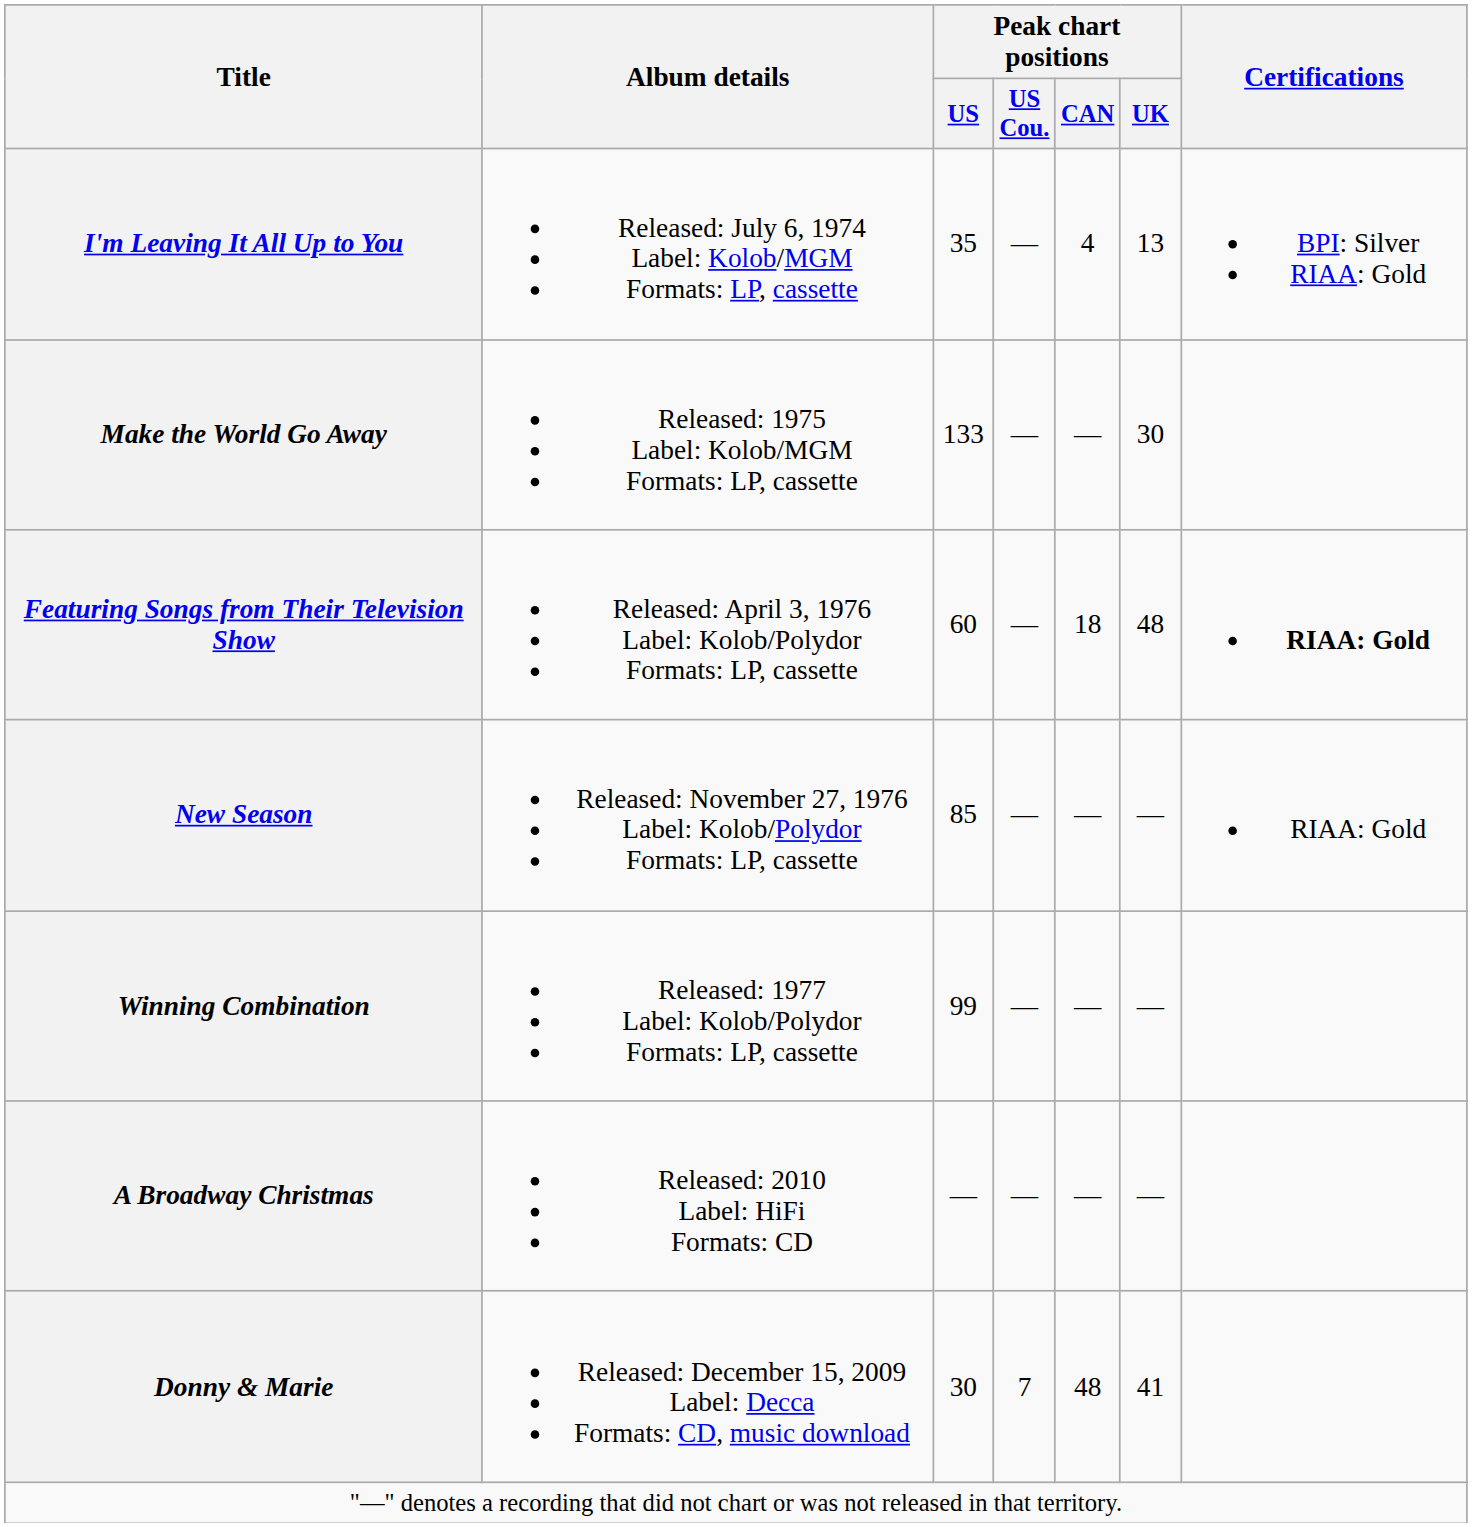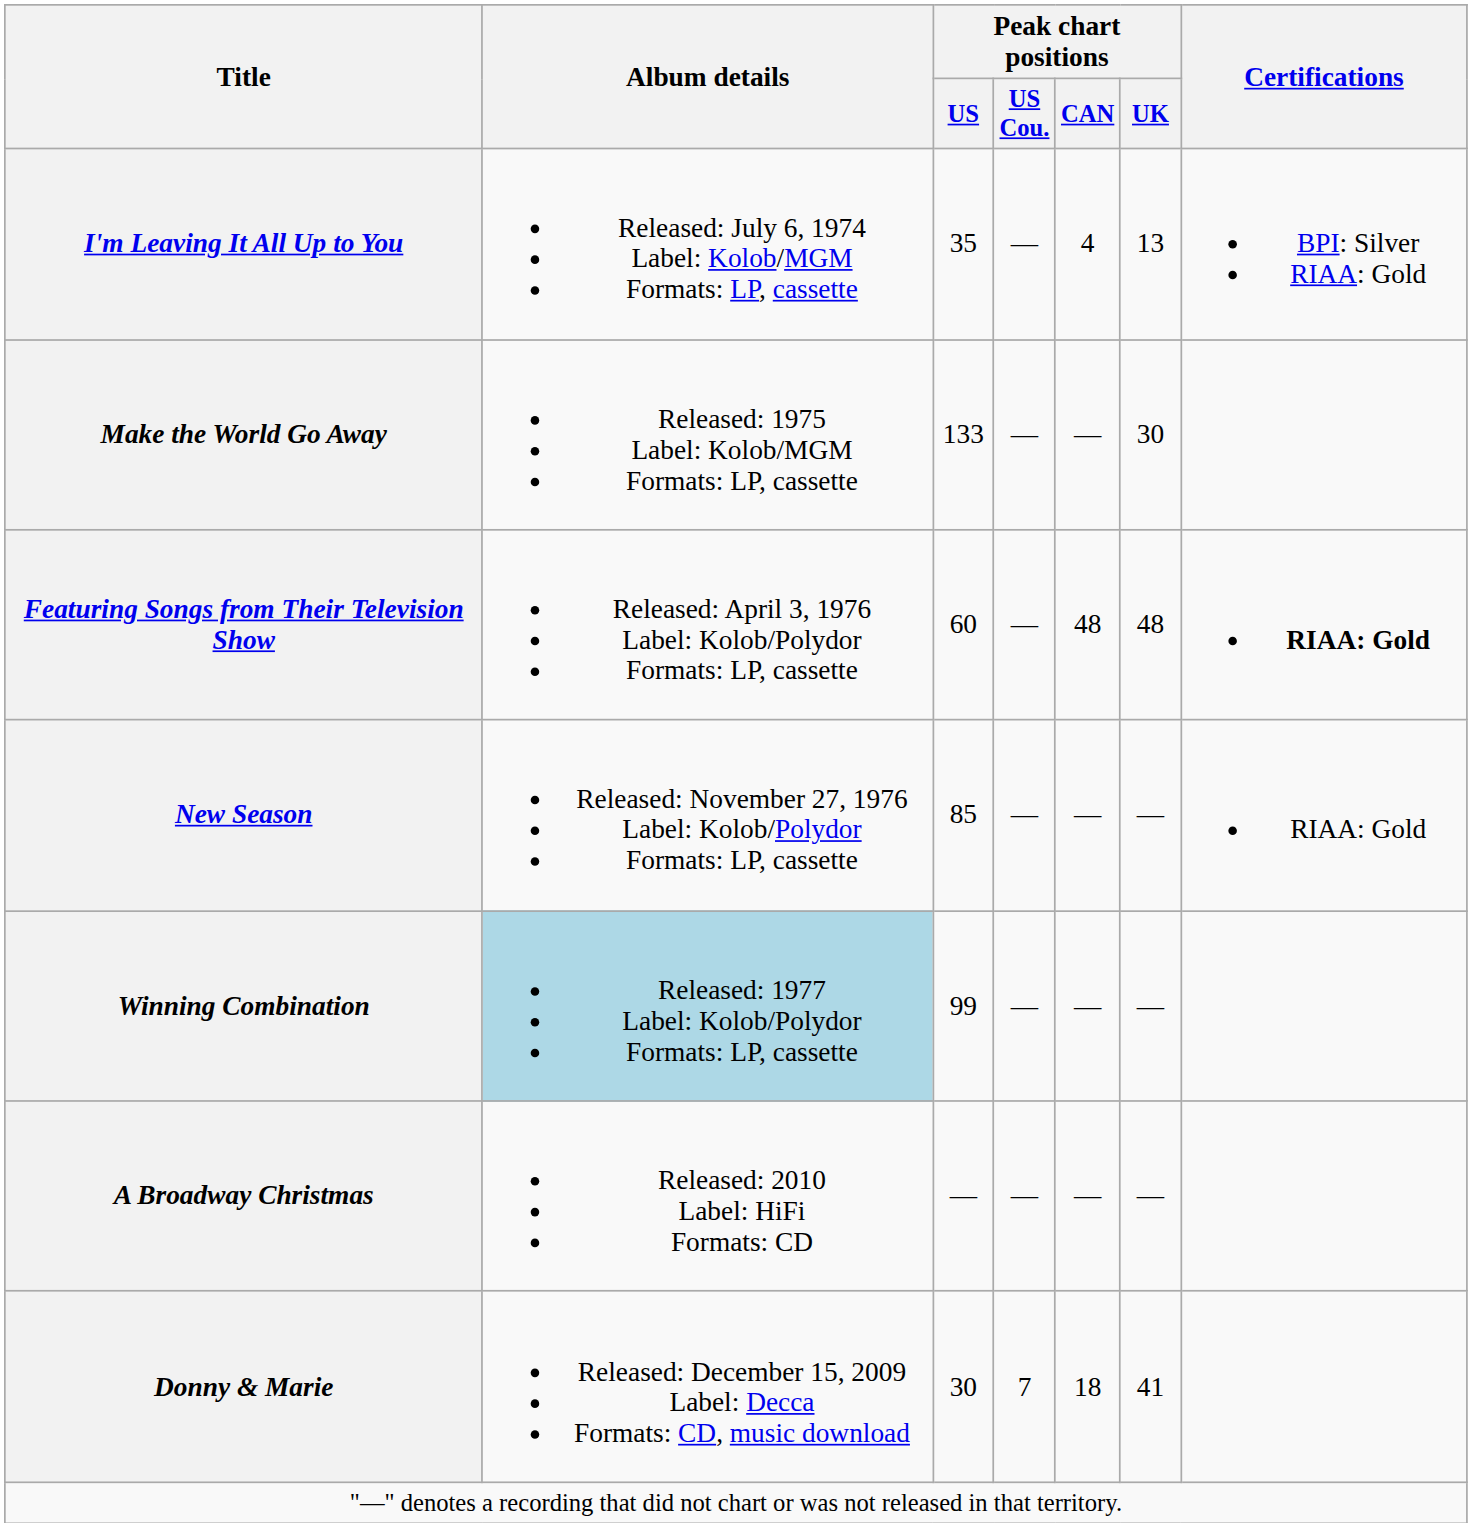(1088, 624) 18 -> (1088, 624) 48
(708, 1021) no background -> (708, 1021) lightblue background
(1088, 1386) 48 -> (1088, 1386) 18
